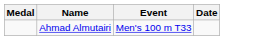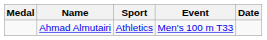+ column: (134, 12)
